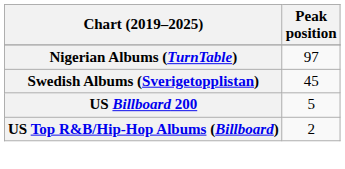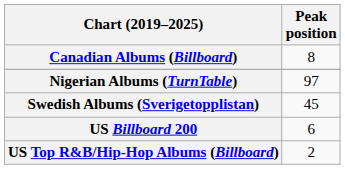+ row: (143, 57)
(311, 104) 5 -> (311, 128) 6
